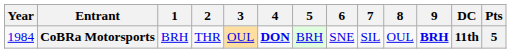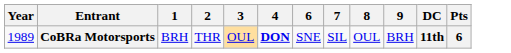- column: (310, 14)
(21, 36) 1984 -> (21, 36) 1989
(434, 36) bold -> (400, 36) normal
(494, 36) 5 -> (459, 36) 6
